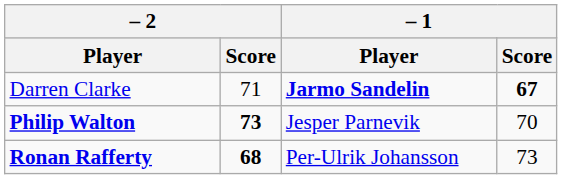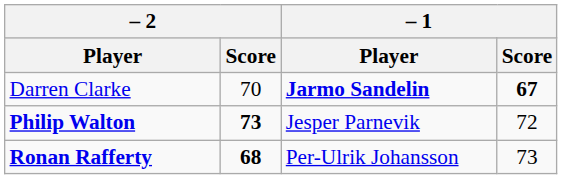(251, 88) 71 -> (251, 88) 70
(527, 122) 70 -> (527, 122) 72
